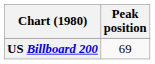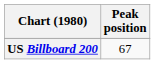(125, 48) 69 -> (125, 48) 67
